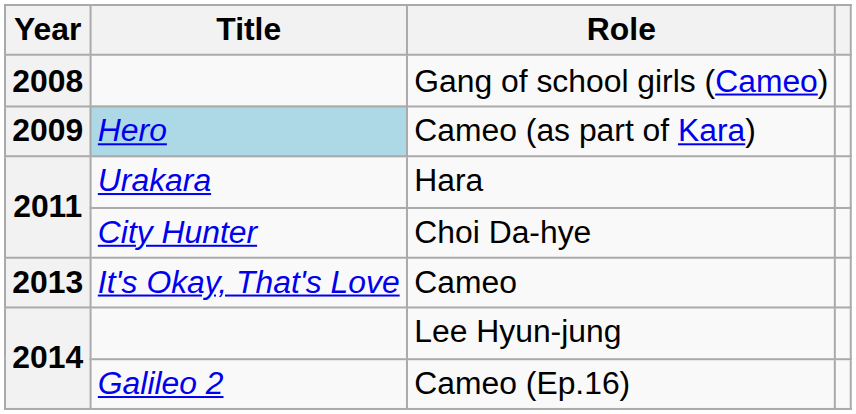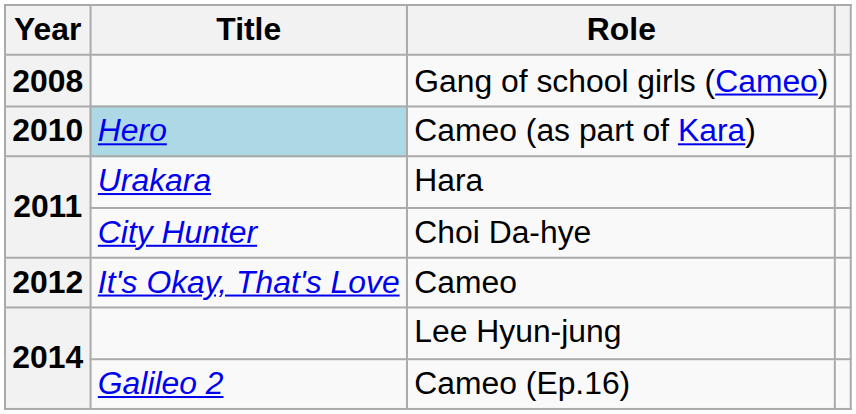(48, 130) 2009 -> (48, 130) 2010
(48, 282) 2013 -> (48, 282) 2012
